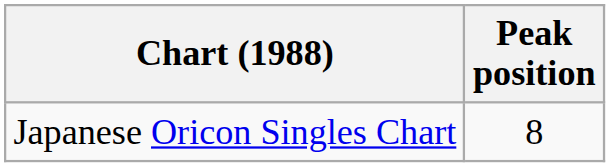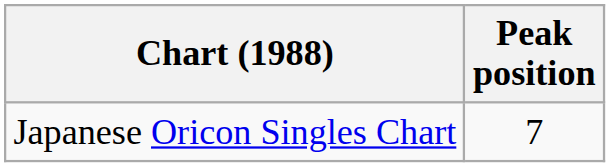(534, 131) 8 -> (534, 131) 7
